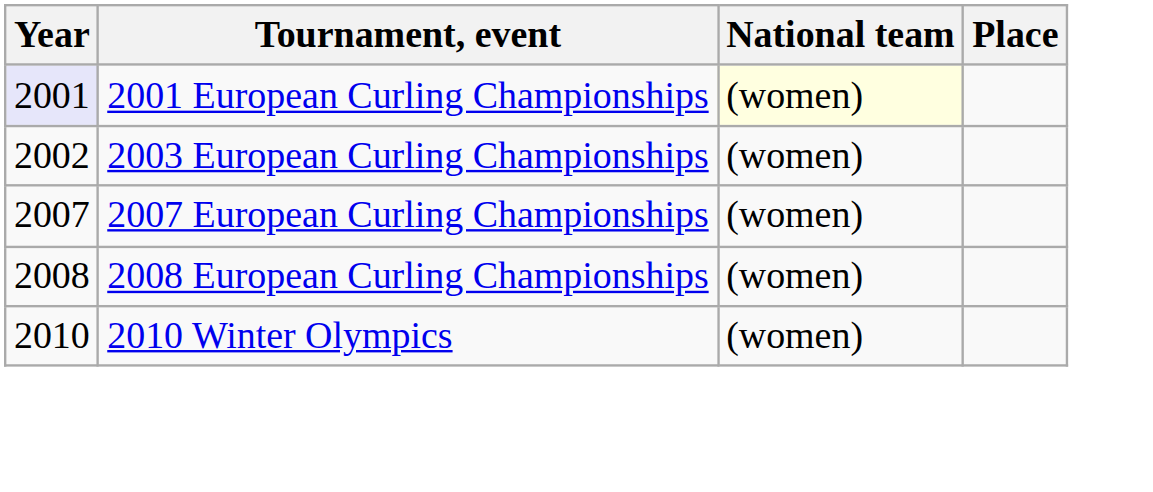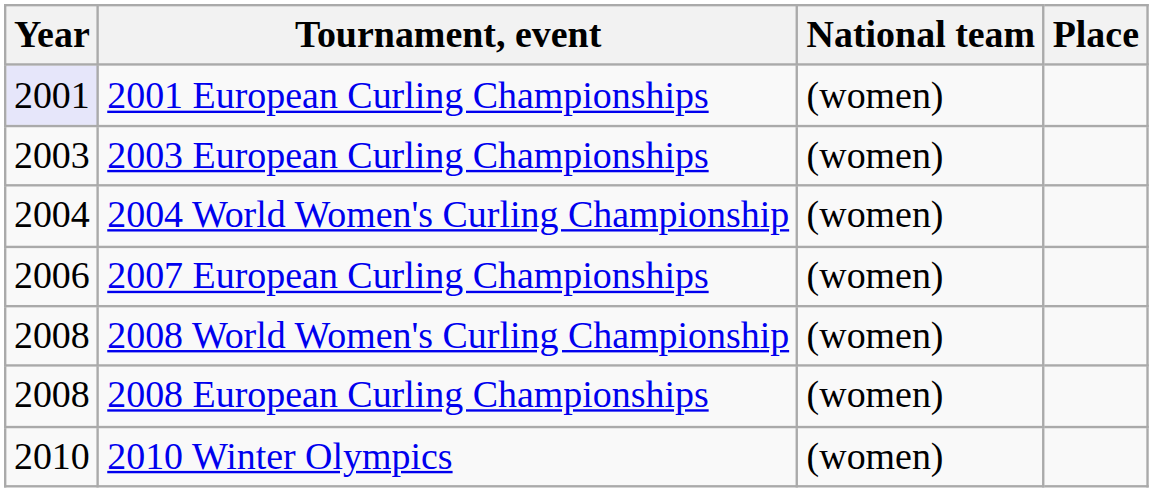(795, 94) lightyellow background -> (875, 94) no background
(52, 154) 2002 -> (52, 154) 2003
+ row: (448, 214)
(52, 214) 2007 -> (52, 275) 2006
+ row: (448, 335)
